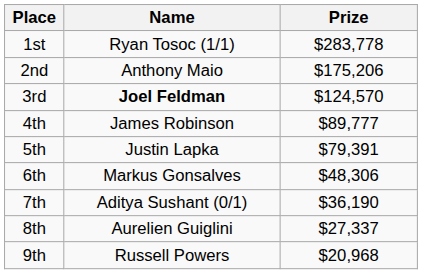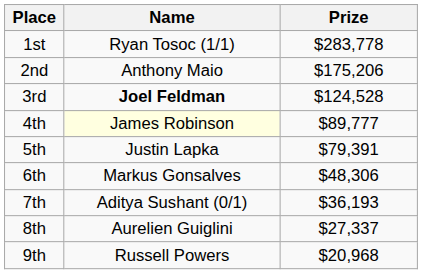(349, 96) $124,570 -> (349, 96) $124,528
(172, 123) no background -> (172, 123) lightyellow background
(349, 202) $36,190 -> (349, 202) $36,193
